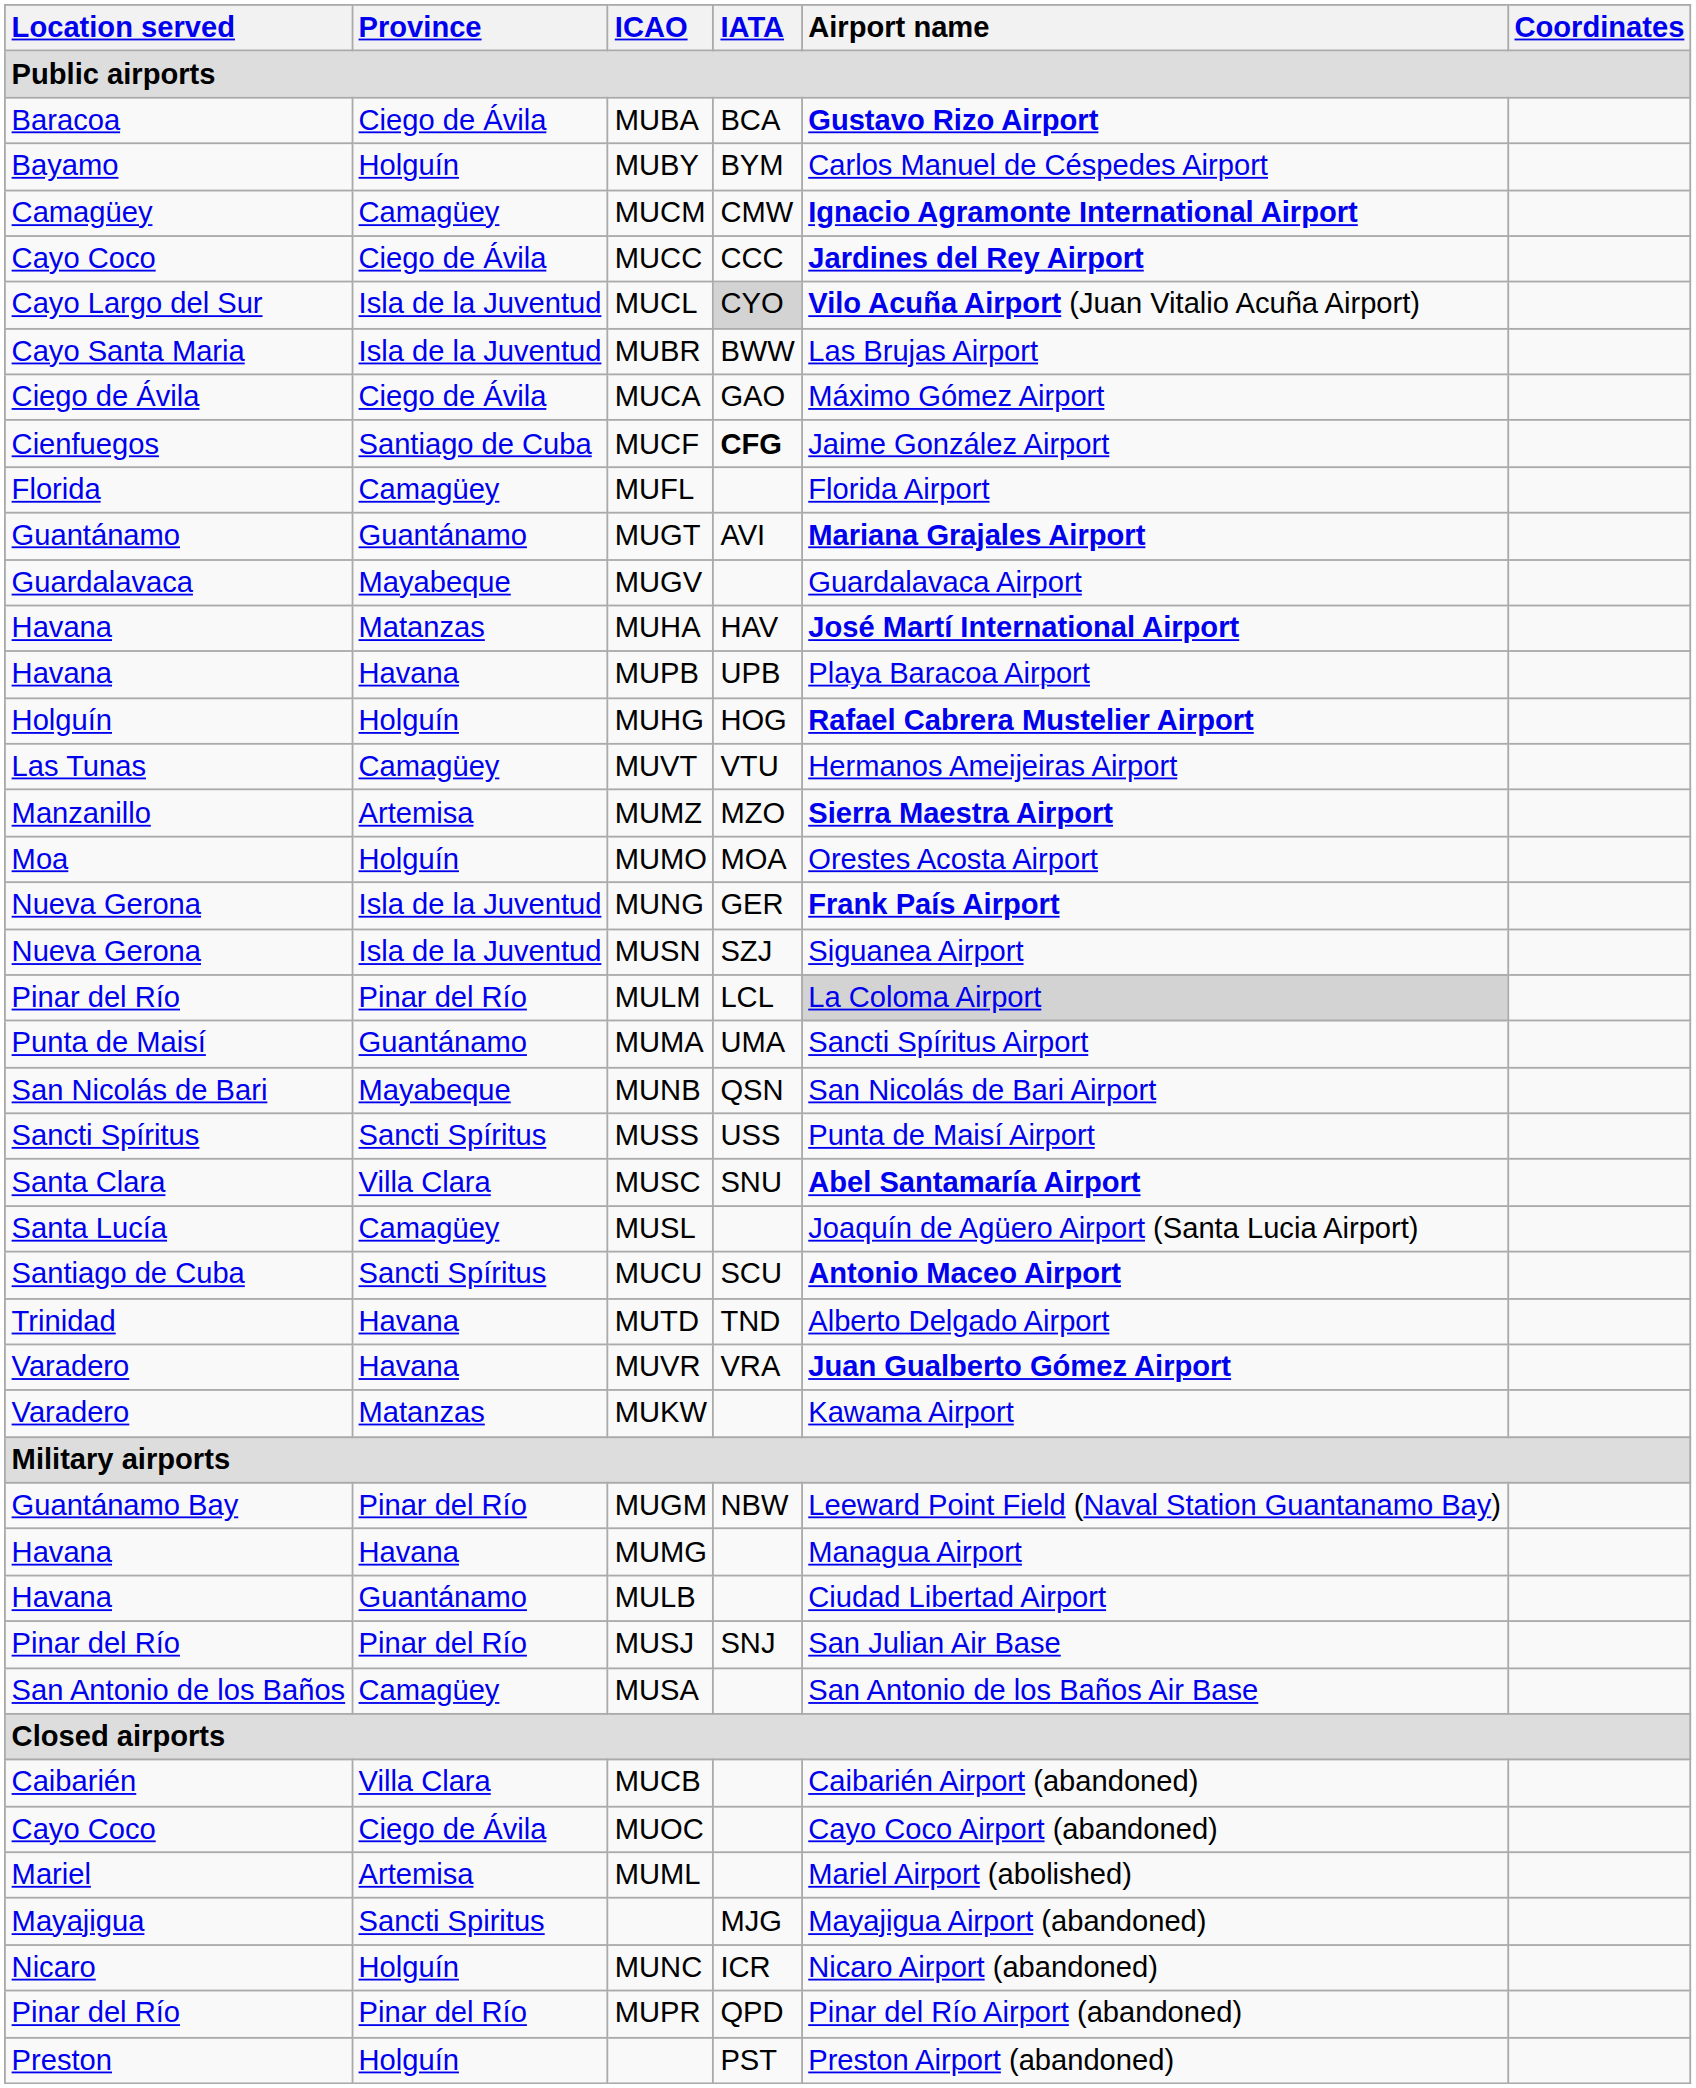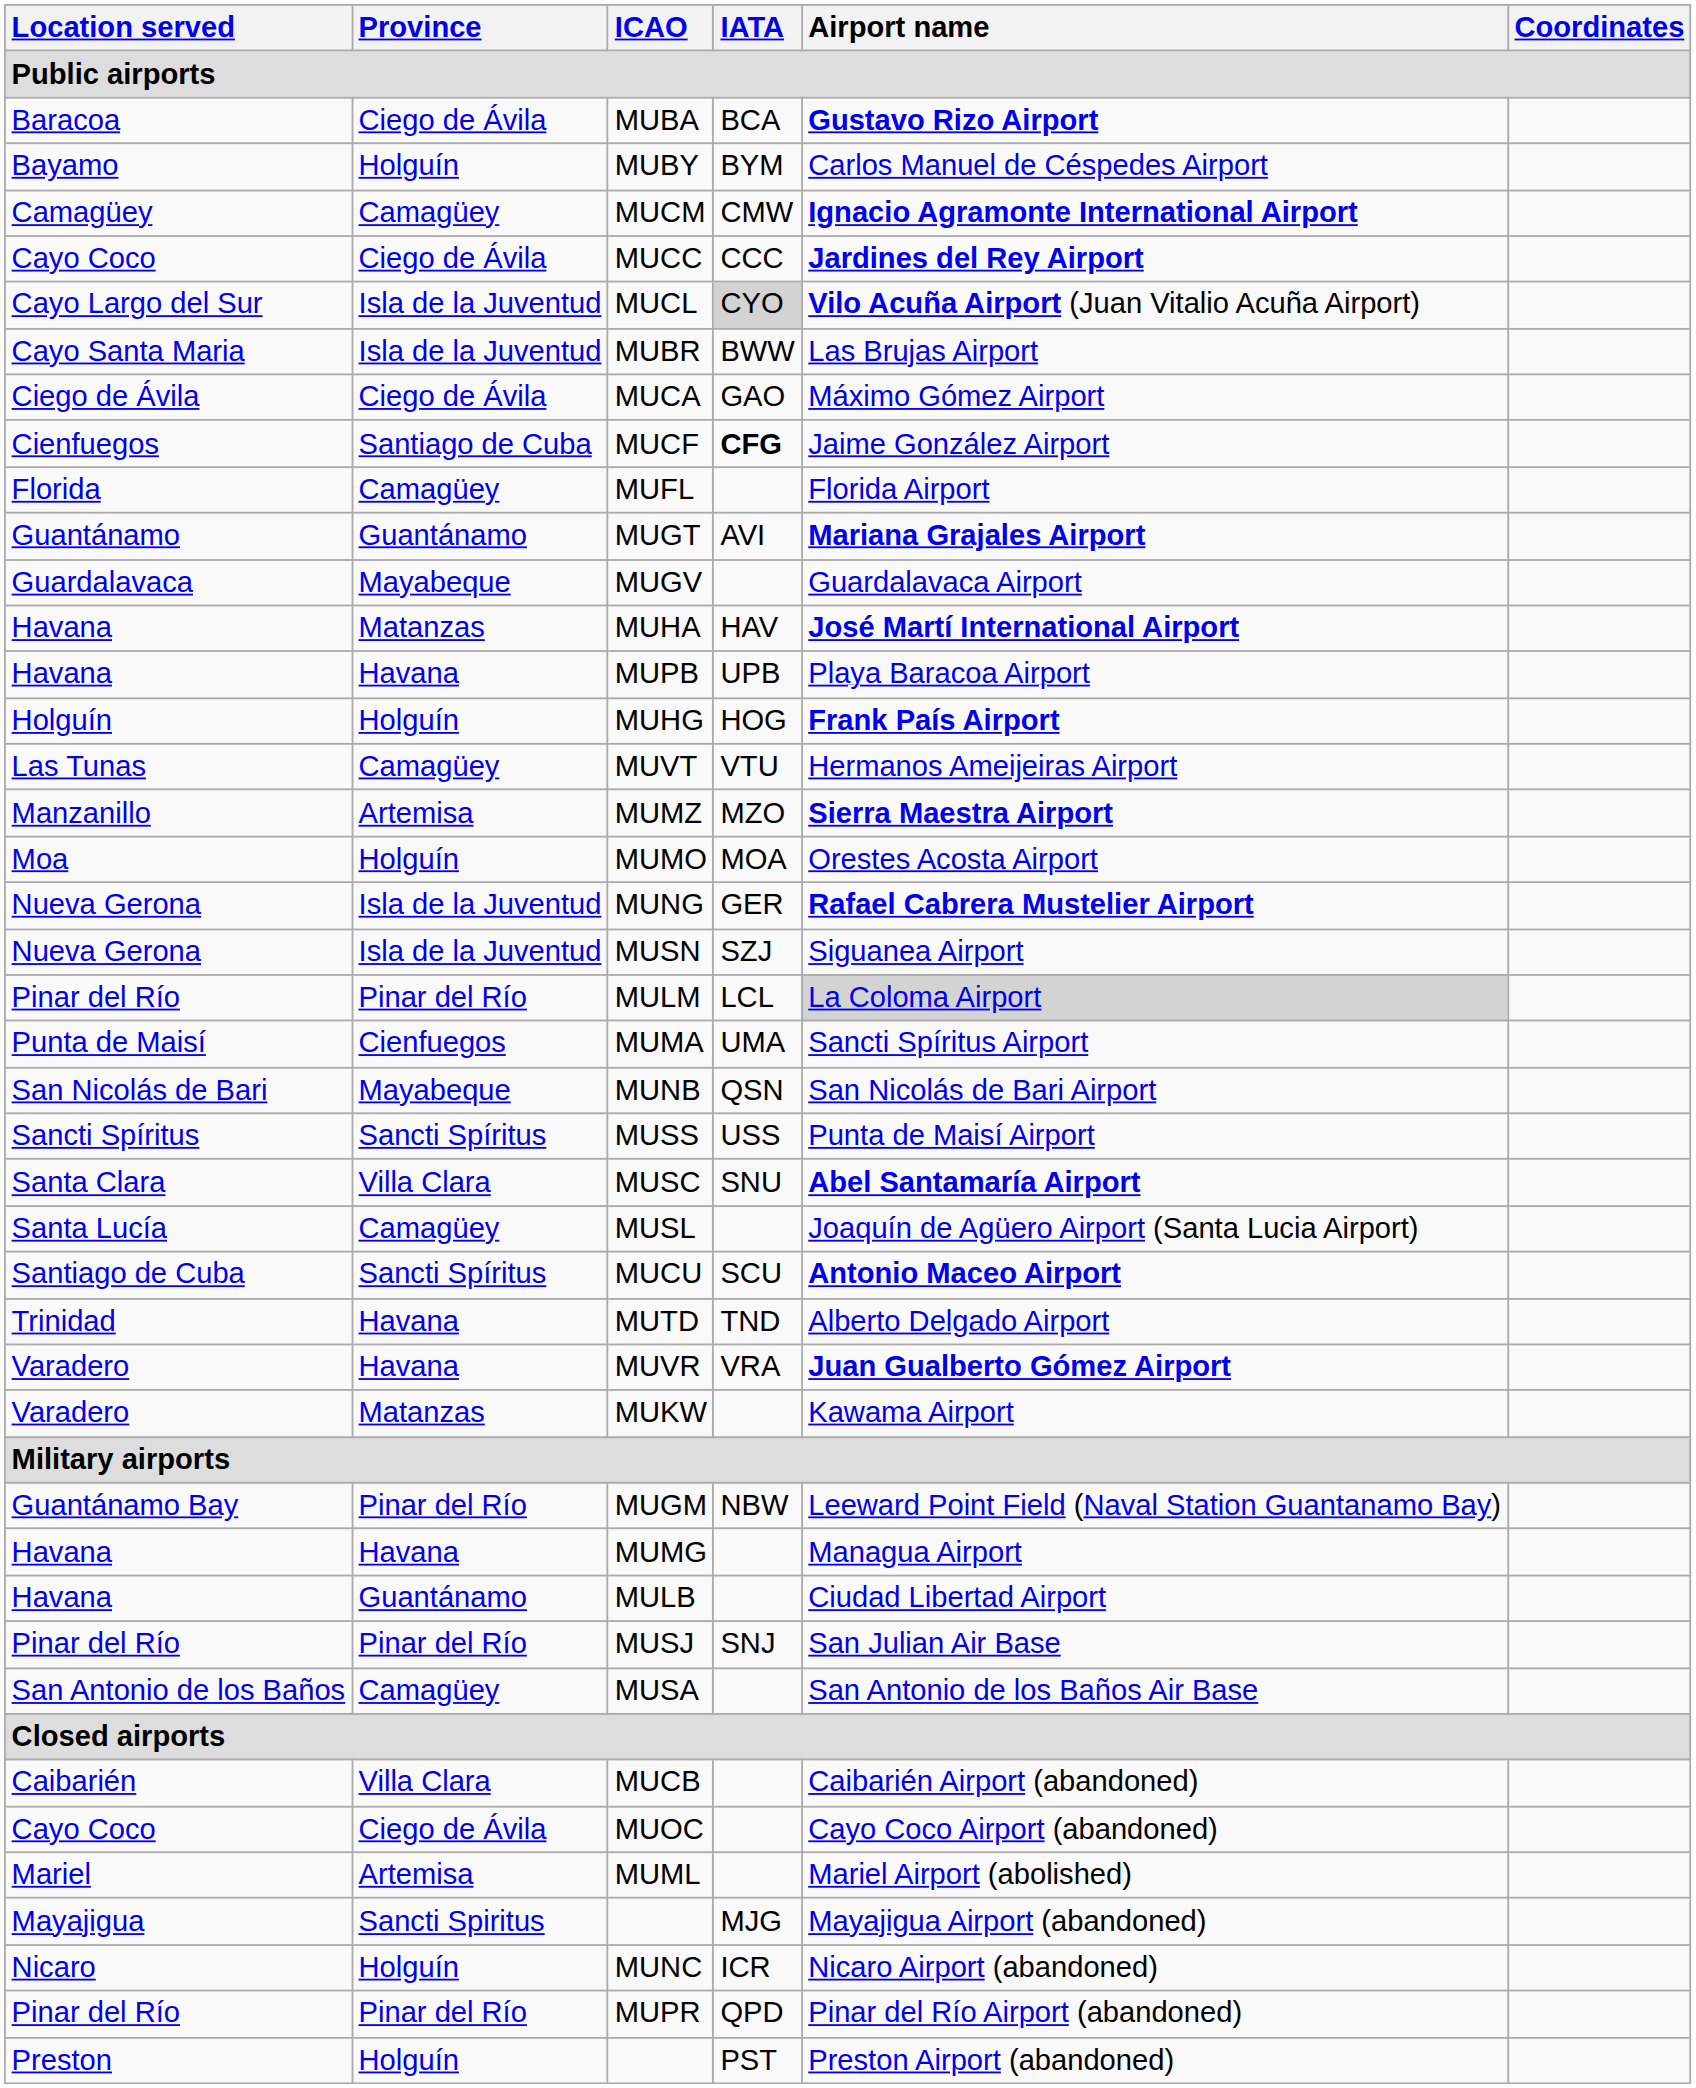(1031, 720) Rafael Cabrera Mustelier Airport -> (934, 720) Frank País Airport
(934, 905) Frank País Airport -> (1031, 905) Rafael Cabrera Mustelier Airport
(443, 1043) Guantánamo -> (432, 1043) Cienfuegos
